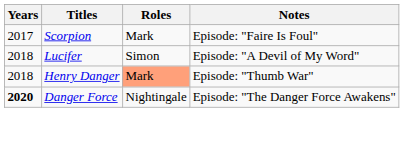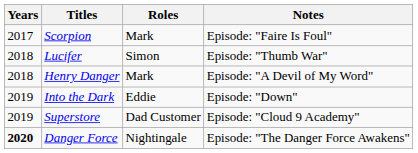(276, 55) Episode: "A Devil of My Word" -> (267, 55) Episode: "Thumb War"
(140, 76) lightsalmon background -> (140, 76) no background
(253, 76) Episode: "Thumb War" -> (290, 76) Episode: "A Devil of My Word"
+ row: (79, 96)
+ row: (72, 117)
